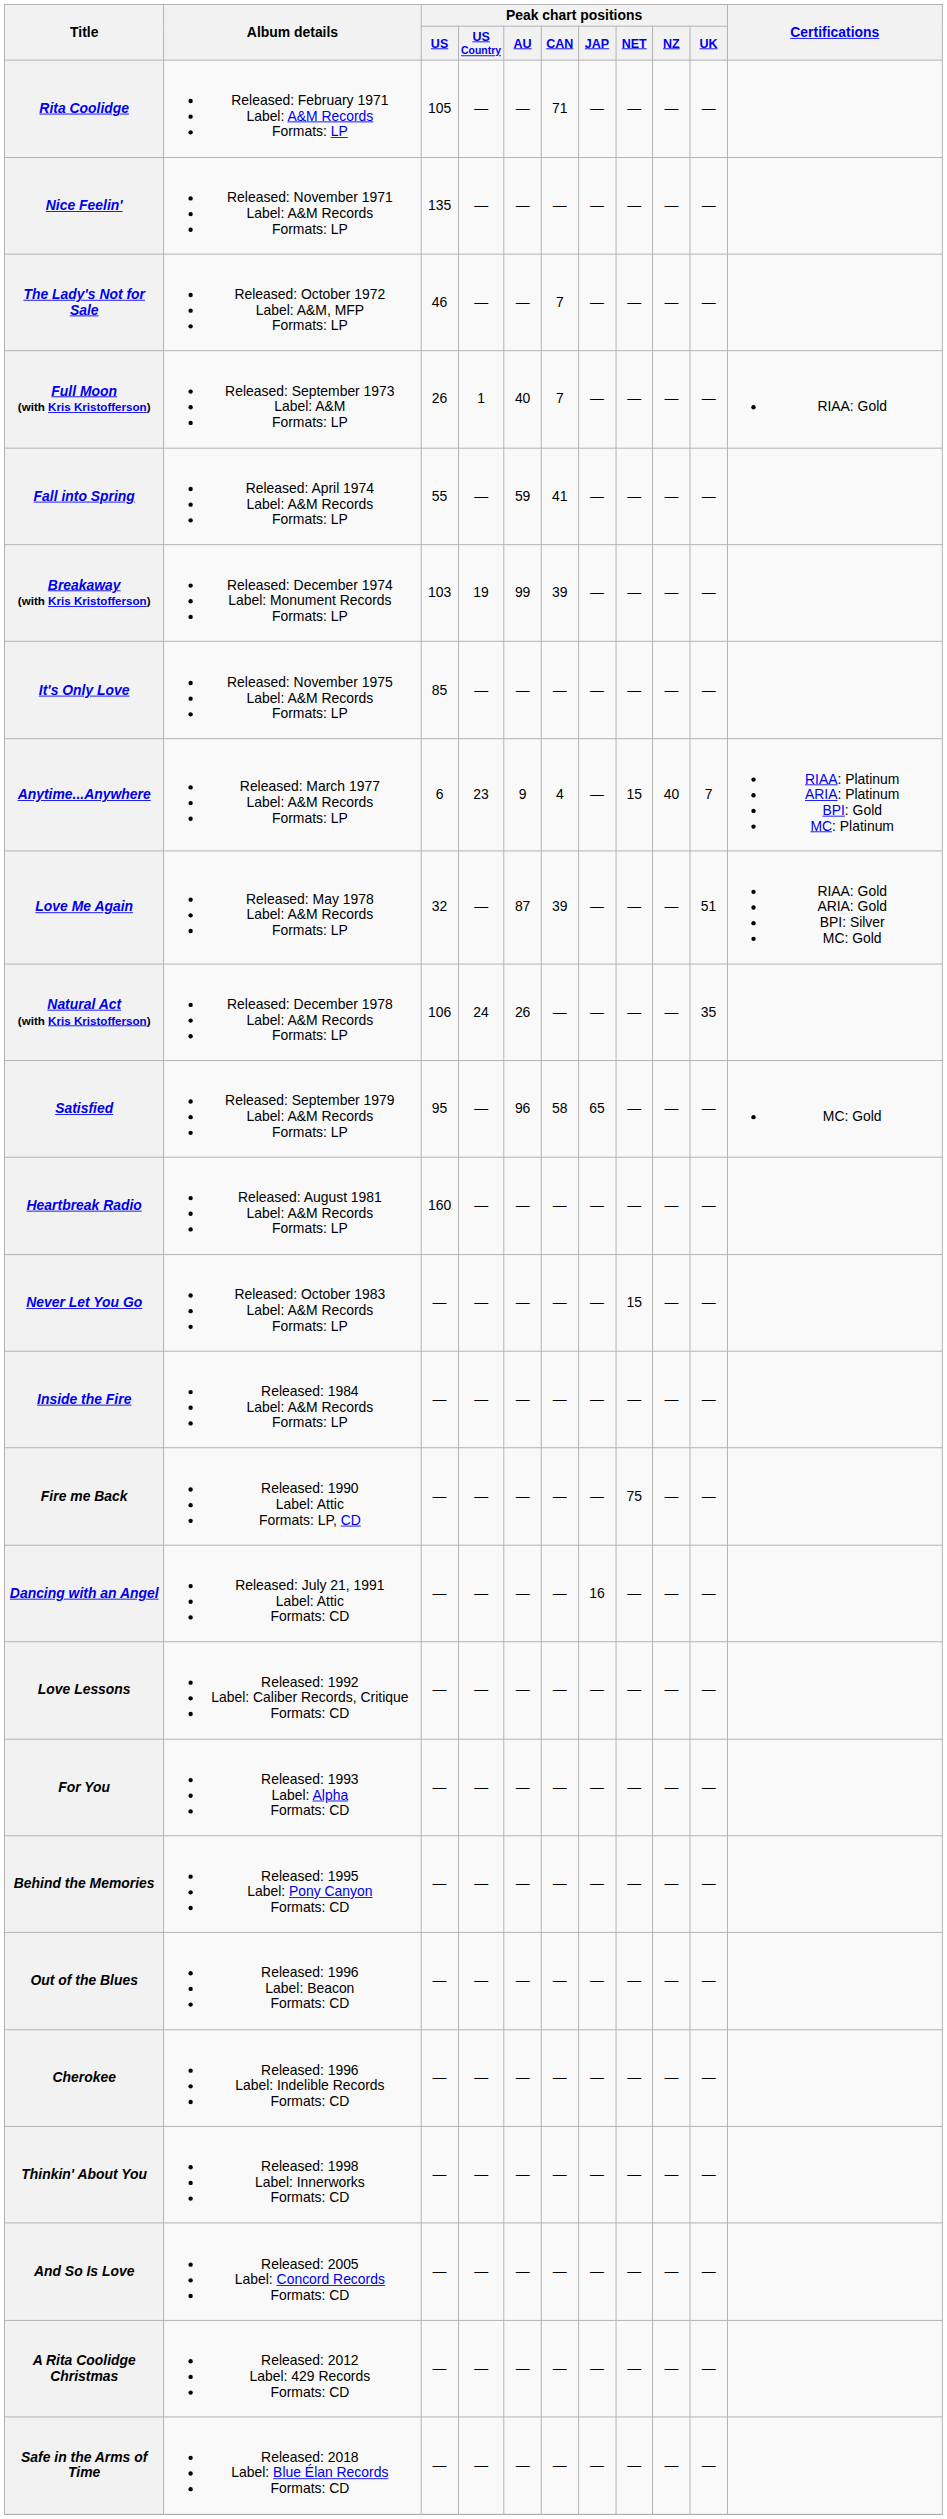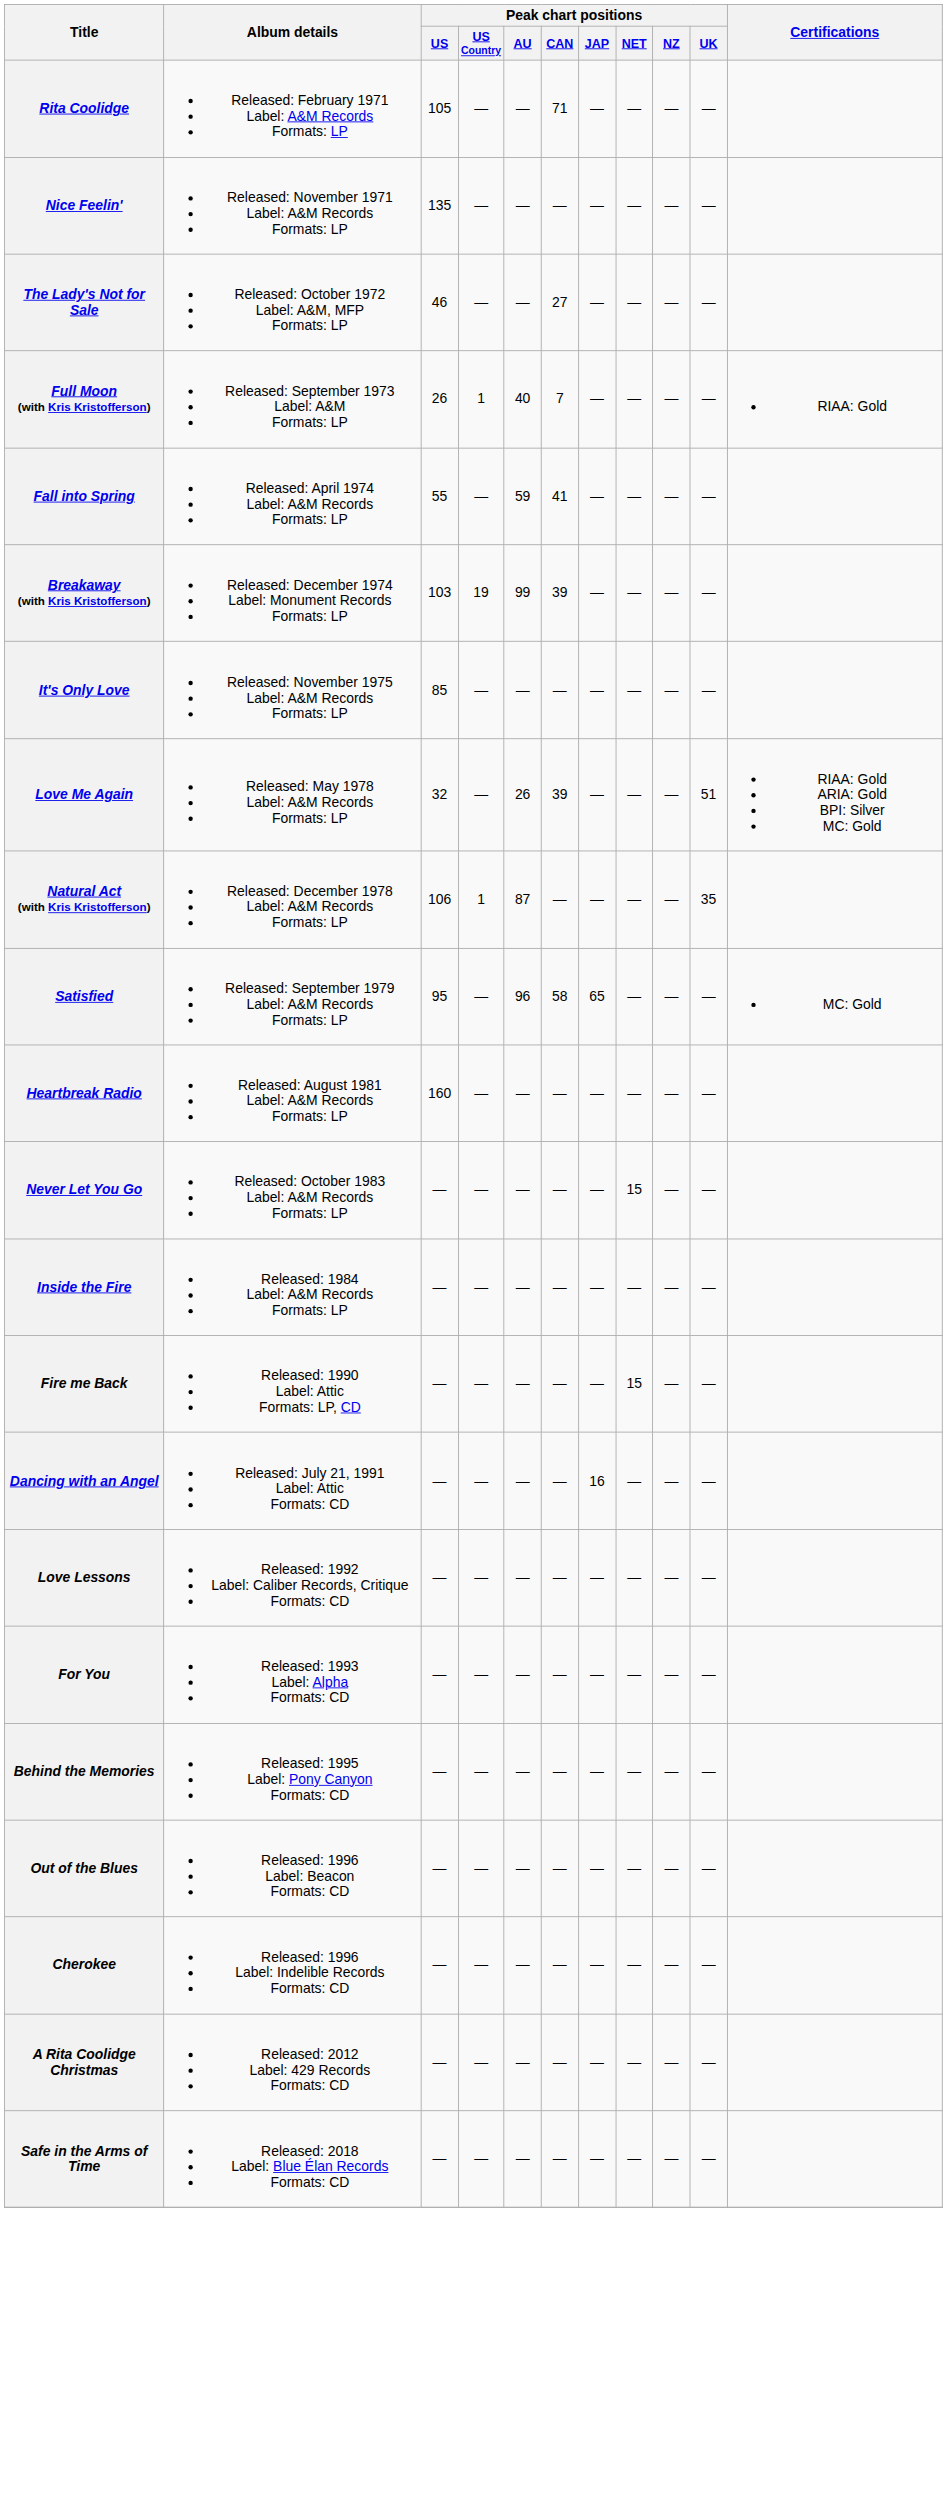(560, 302) 7 -> (560, 302) 27
- row: (84, 794)
(523, 907) 87 -> (523, 794) 26
(481, 1012) 24 -> (481, 899) 1
(523, 1012) 26 -> (523, 899) 87
(634, 1496) 75 -> (634, 1384) 15
- row: (84, 2174)
- row: (84, 2271)
